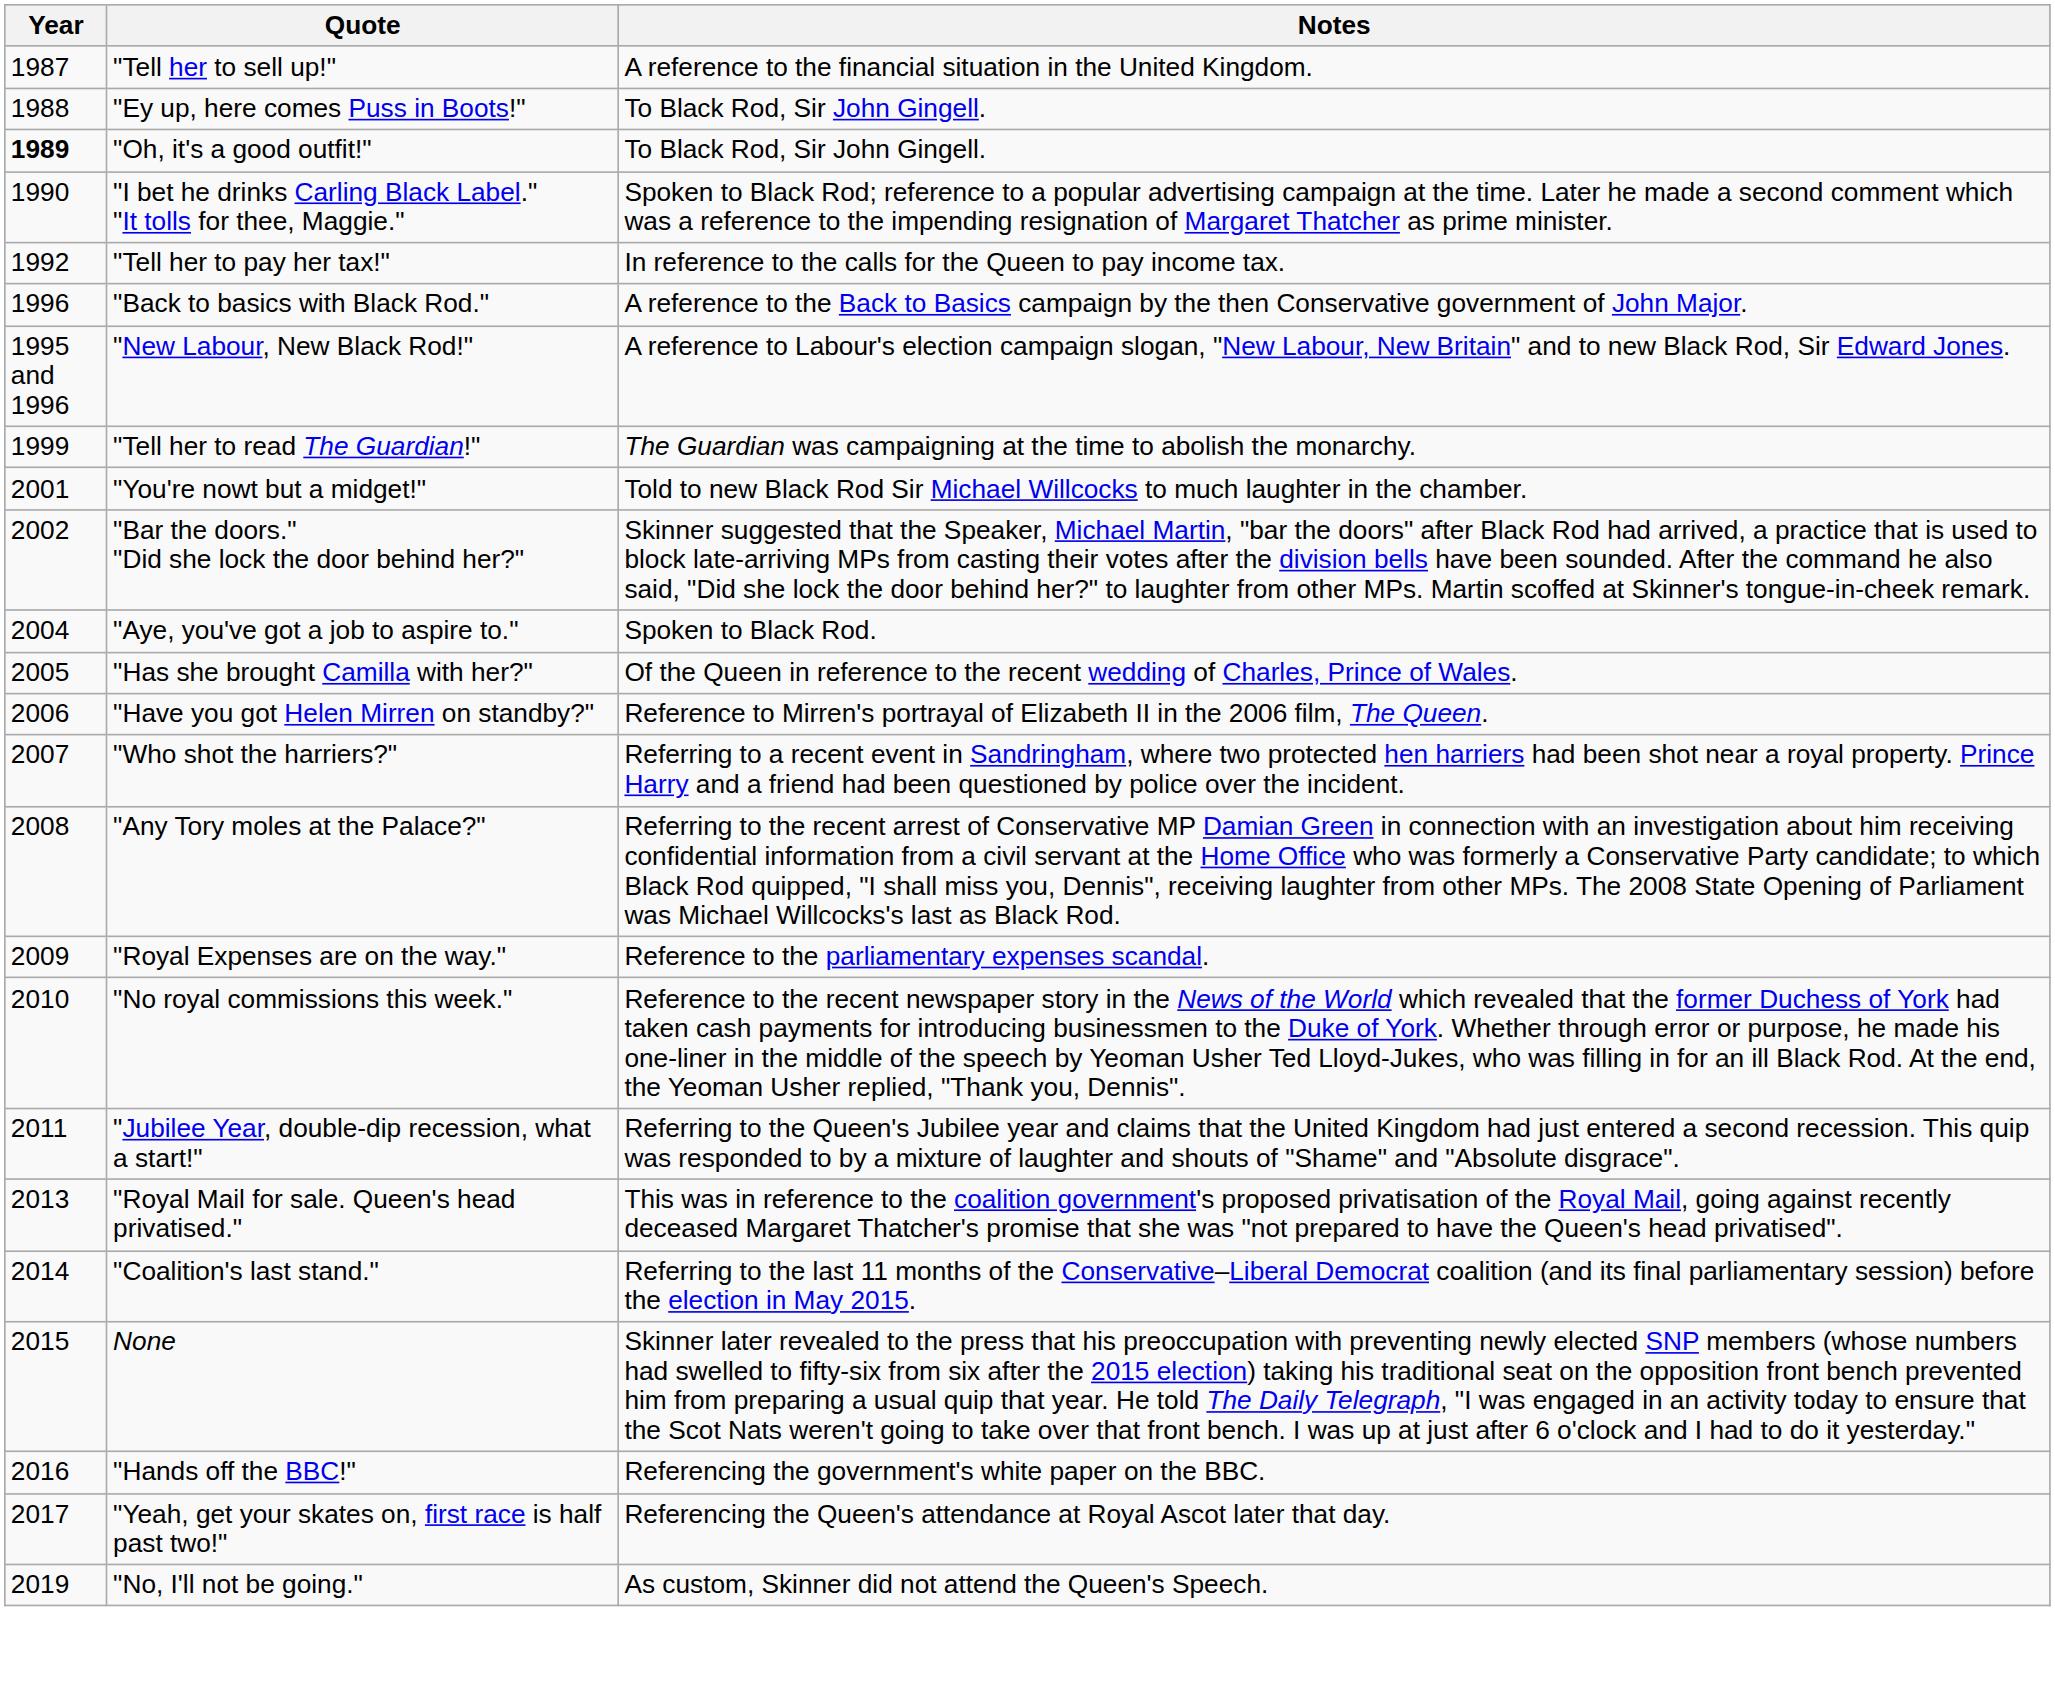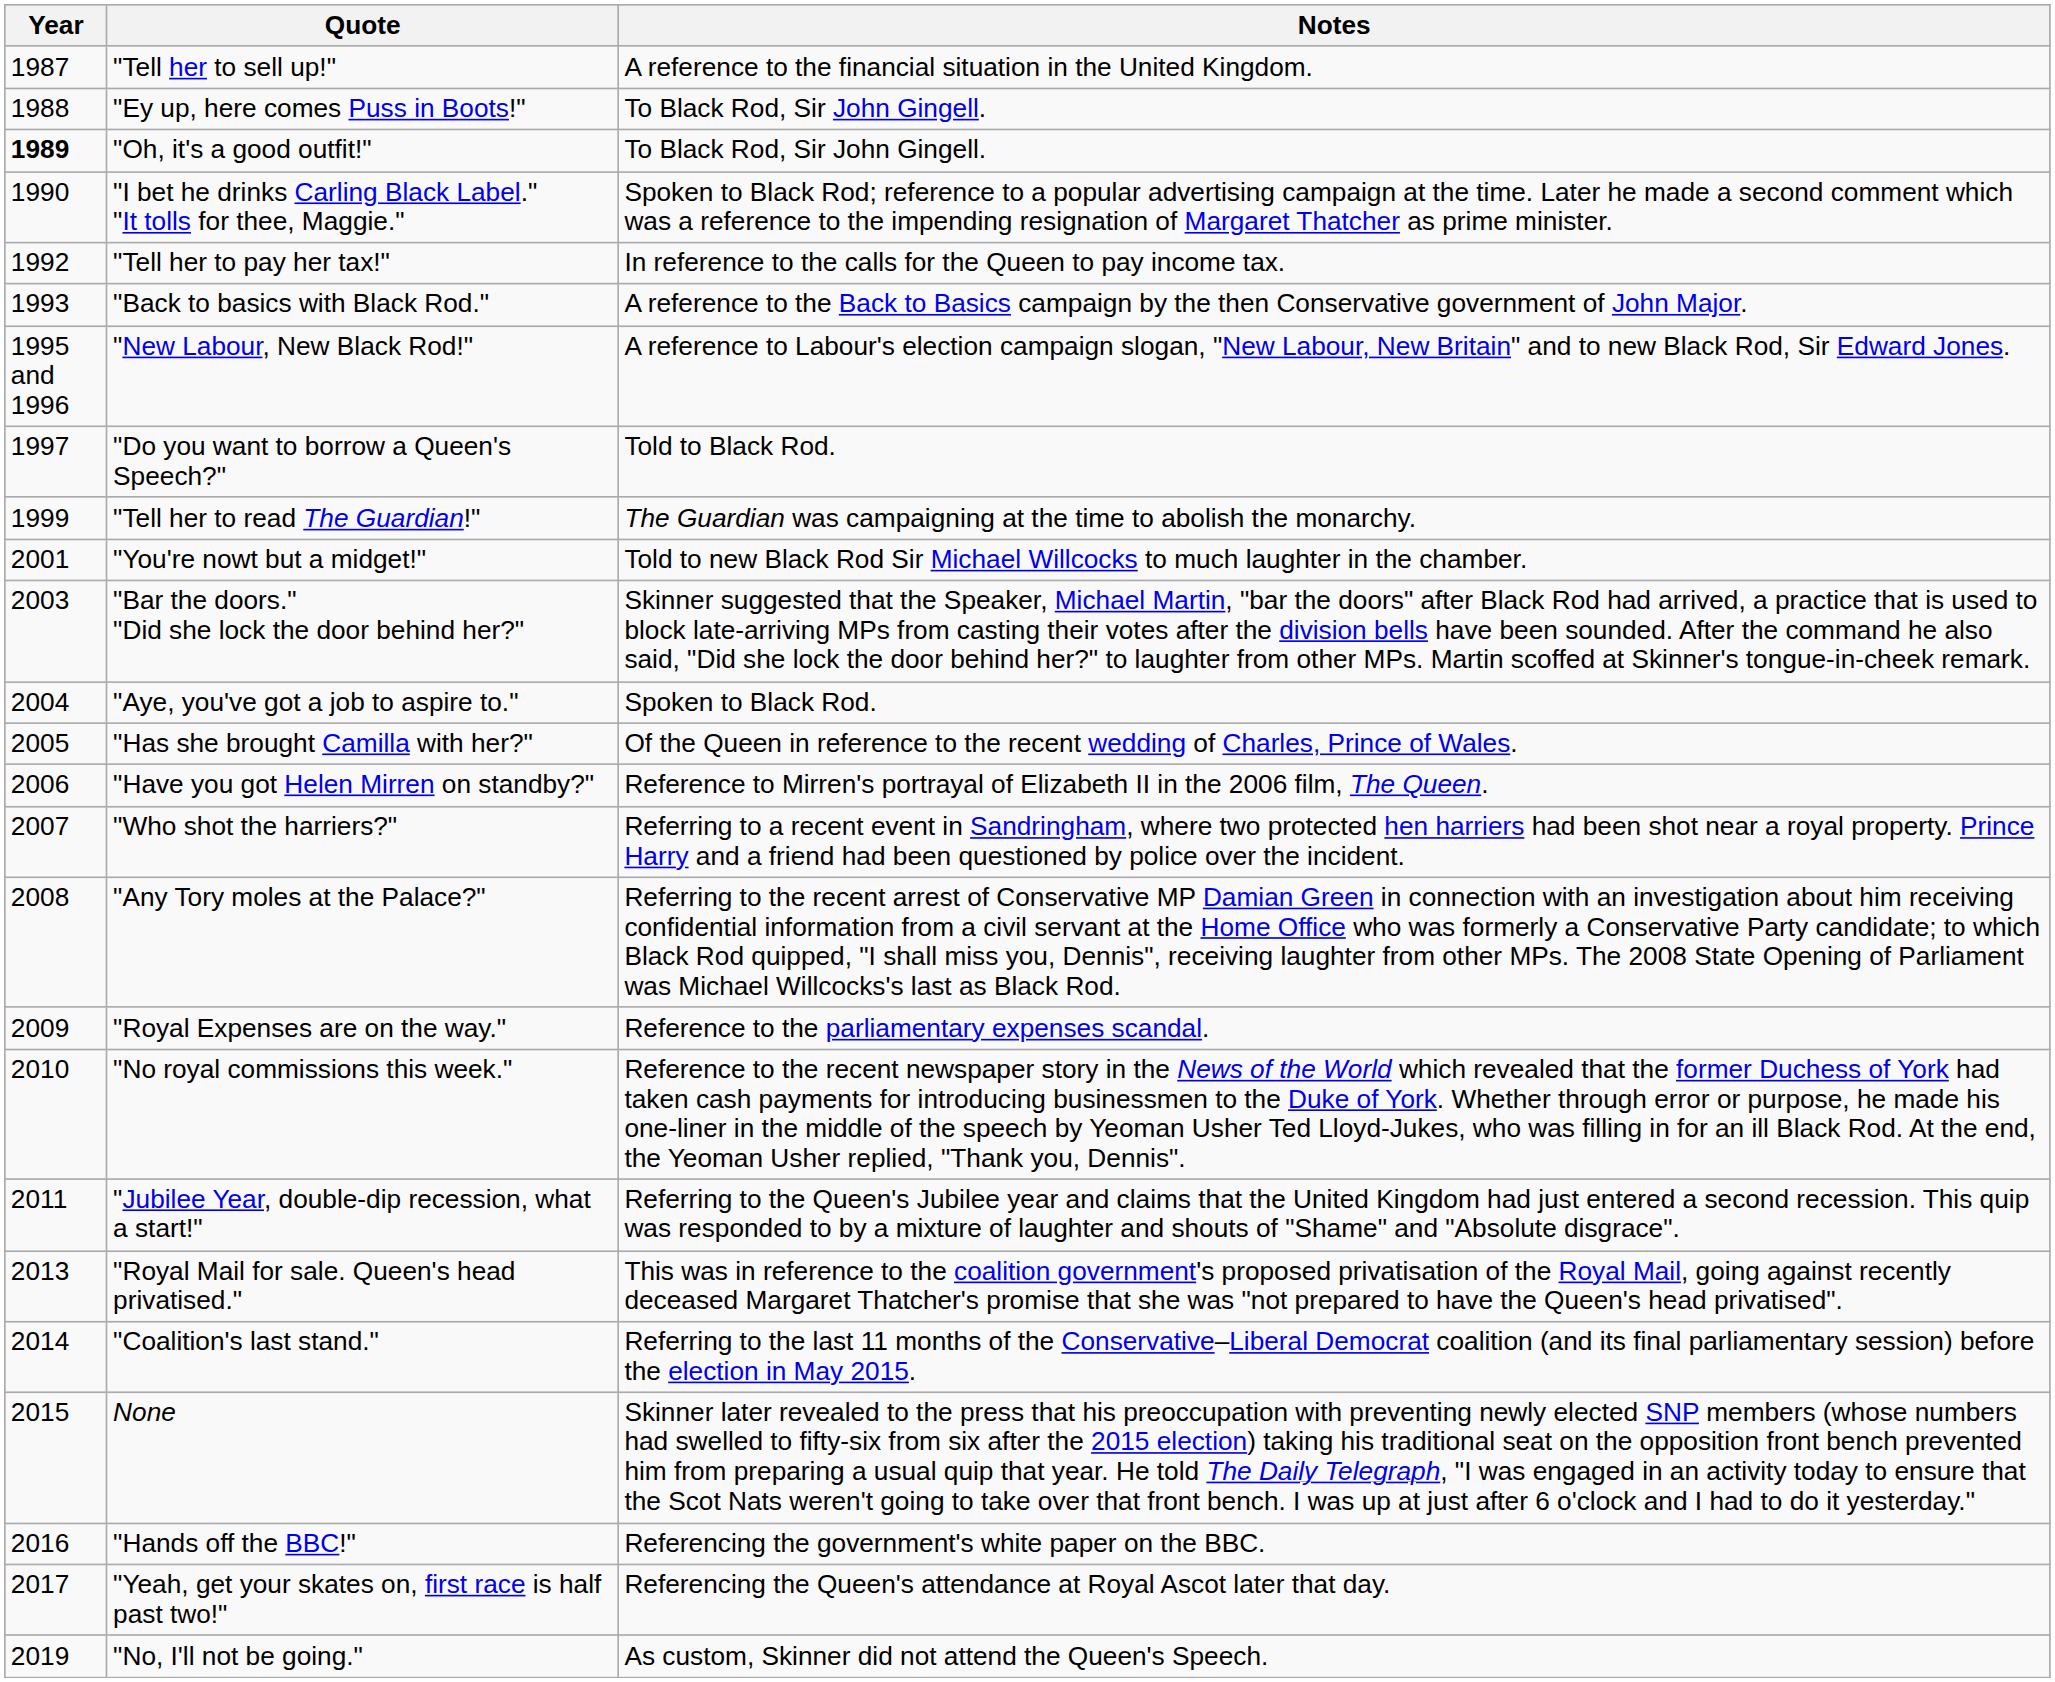(40, 304) 1996 -> (40, 304) 1993
+ row: (312, 461)
(40, 530) 2002 -> (40, 601) 2003
